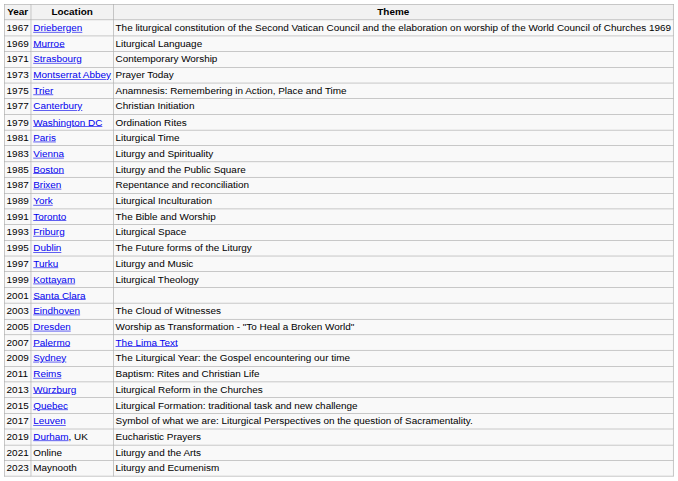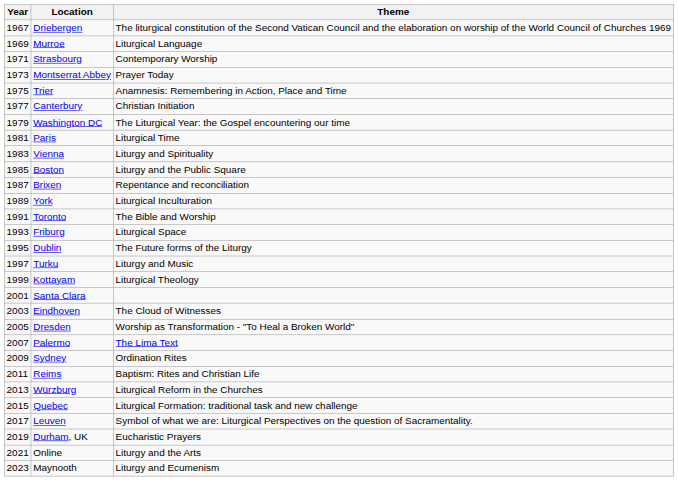(151, 122) Ordination Rites -> (233, 122) The Liturgical Year: the Gospel encountering our time
(233, 358) The Liturgical Year: the Gospel encountering our time -> (151, 358) Ordination Rites
